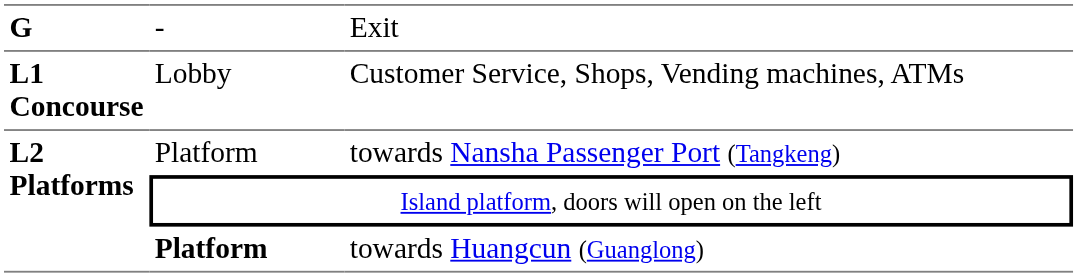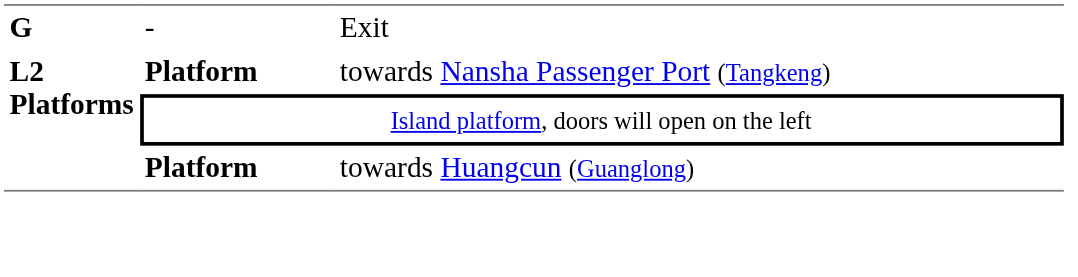- row: (657, 73)
(206, 152) normal -> (201, 71) bold
